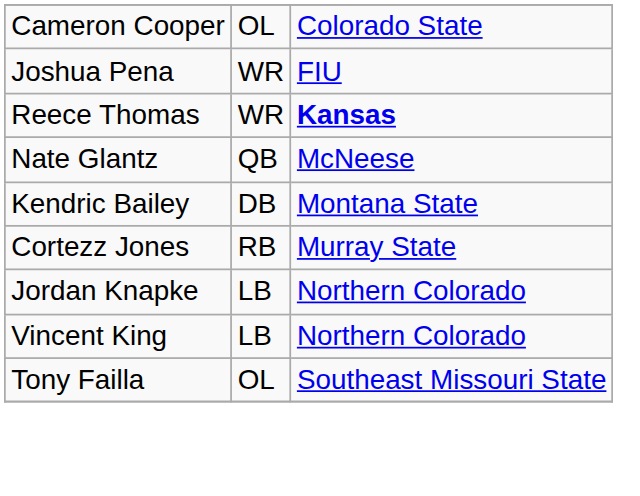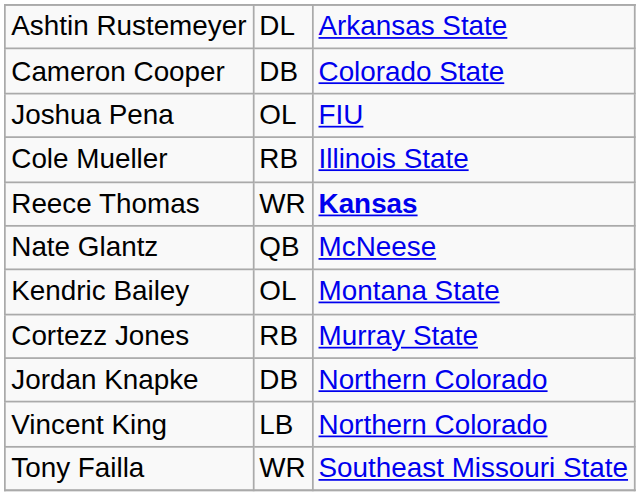+ row: (129, 26)
(256, 26) OL -> (279, 70) DB
(261, 70) WR -> (278, 114) OL
+ row: (89, 159)
(257, 203) DB -> (278, 291) OL
(255, 291) LB -> (279, 379) DB
(256, 379) OL -> (283, 468) WR
